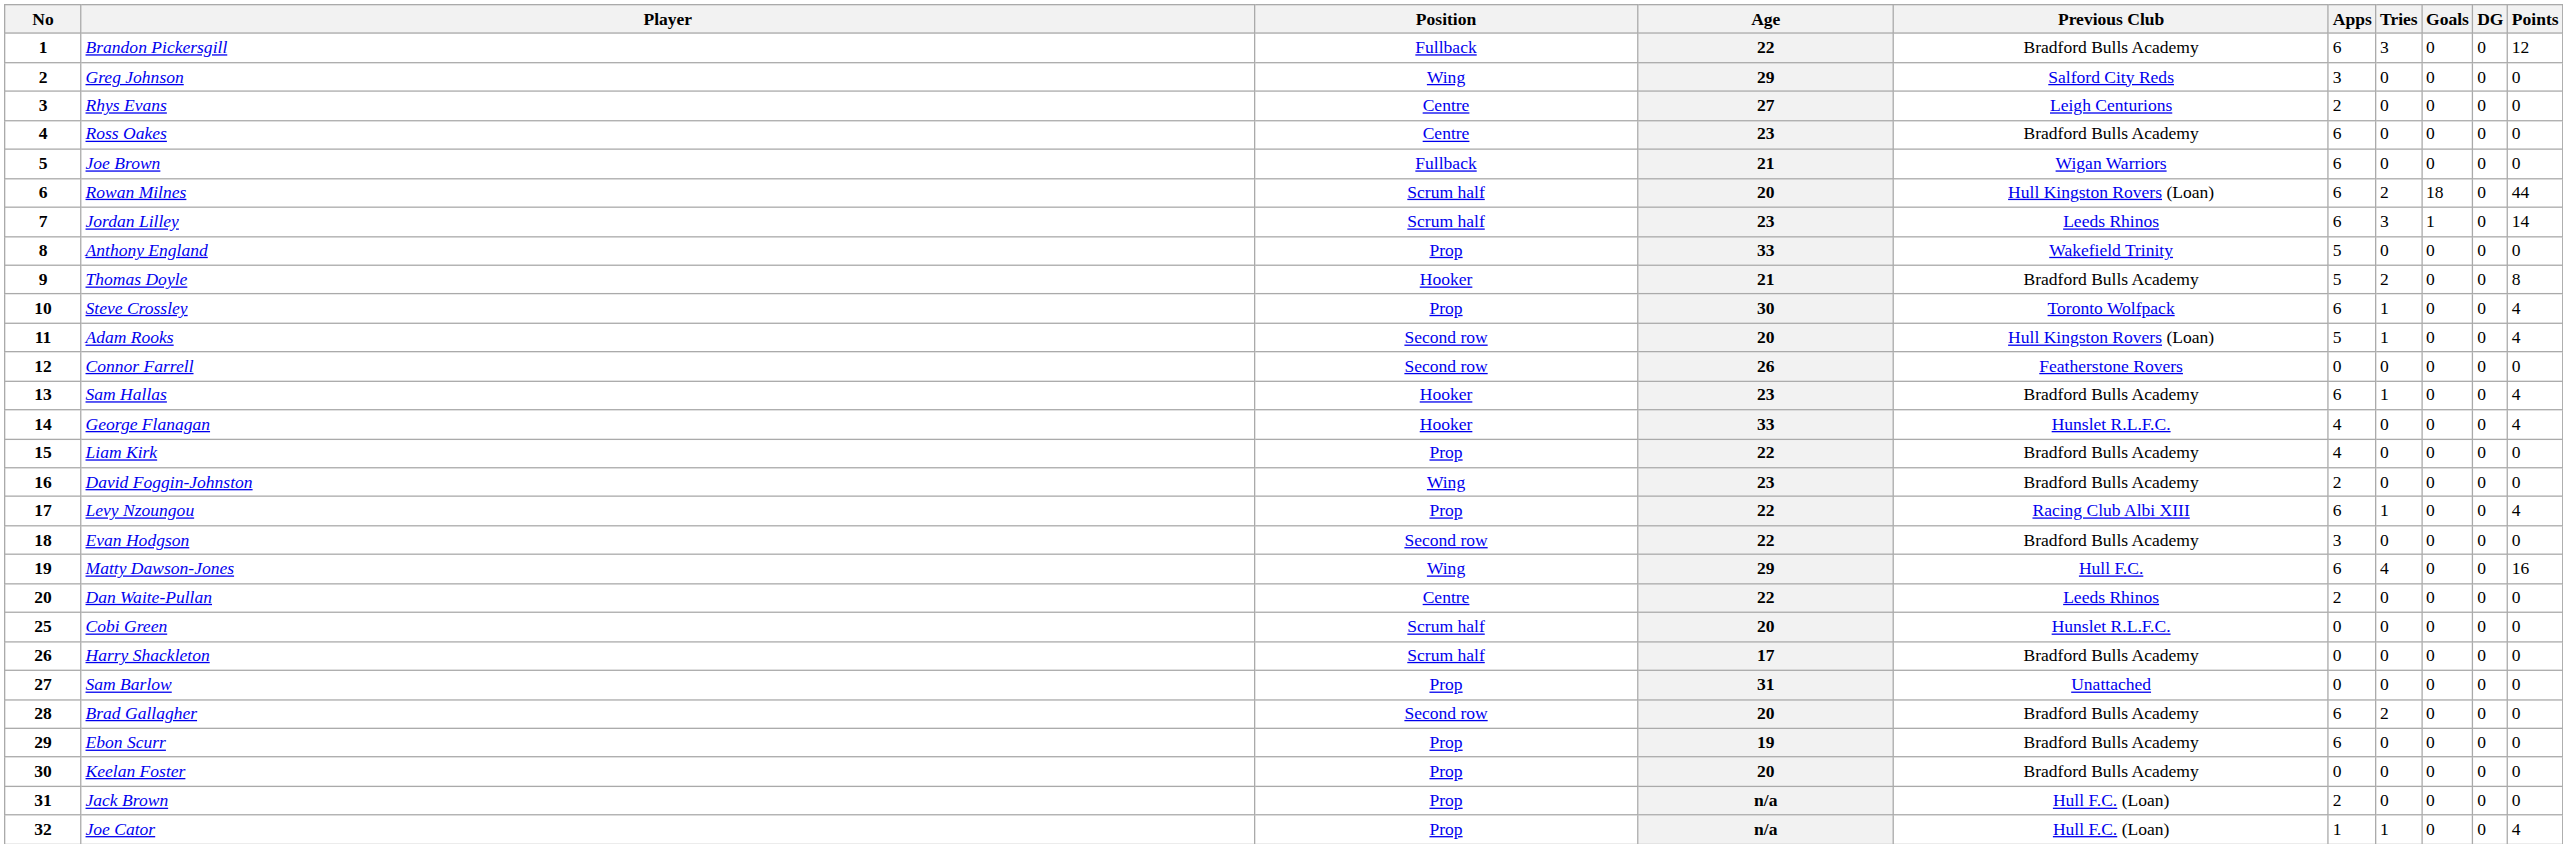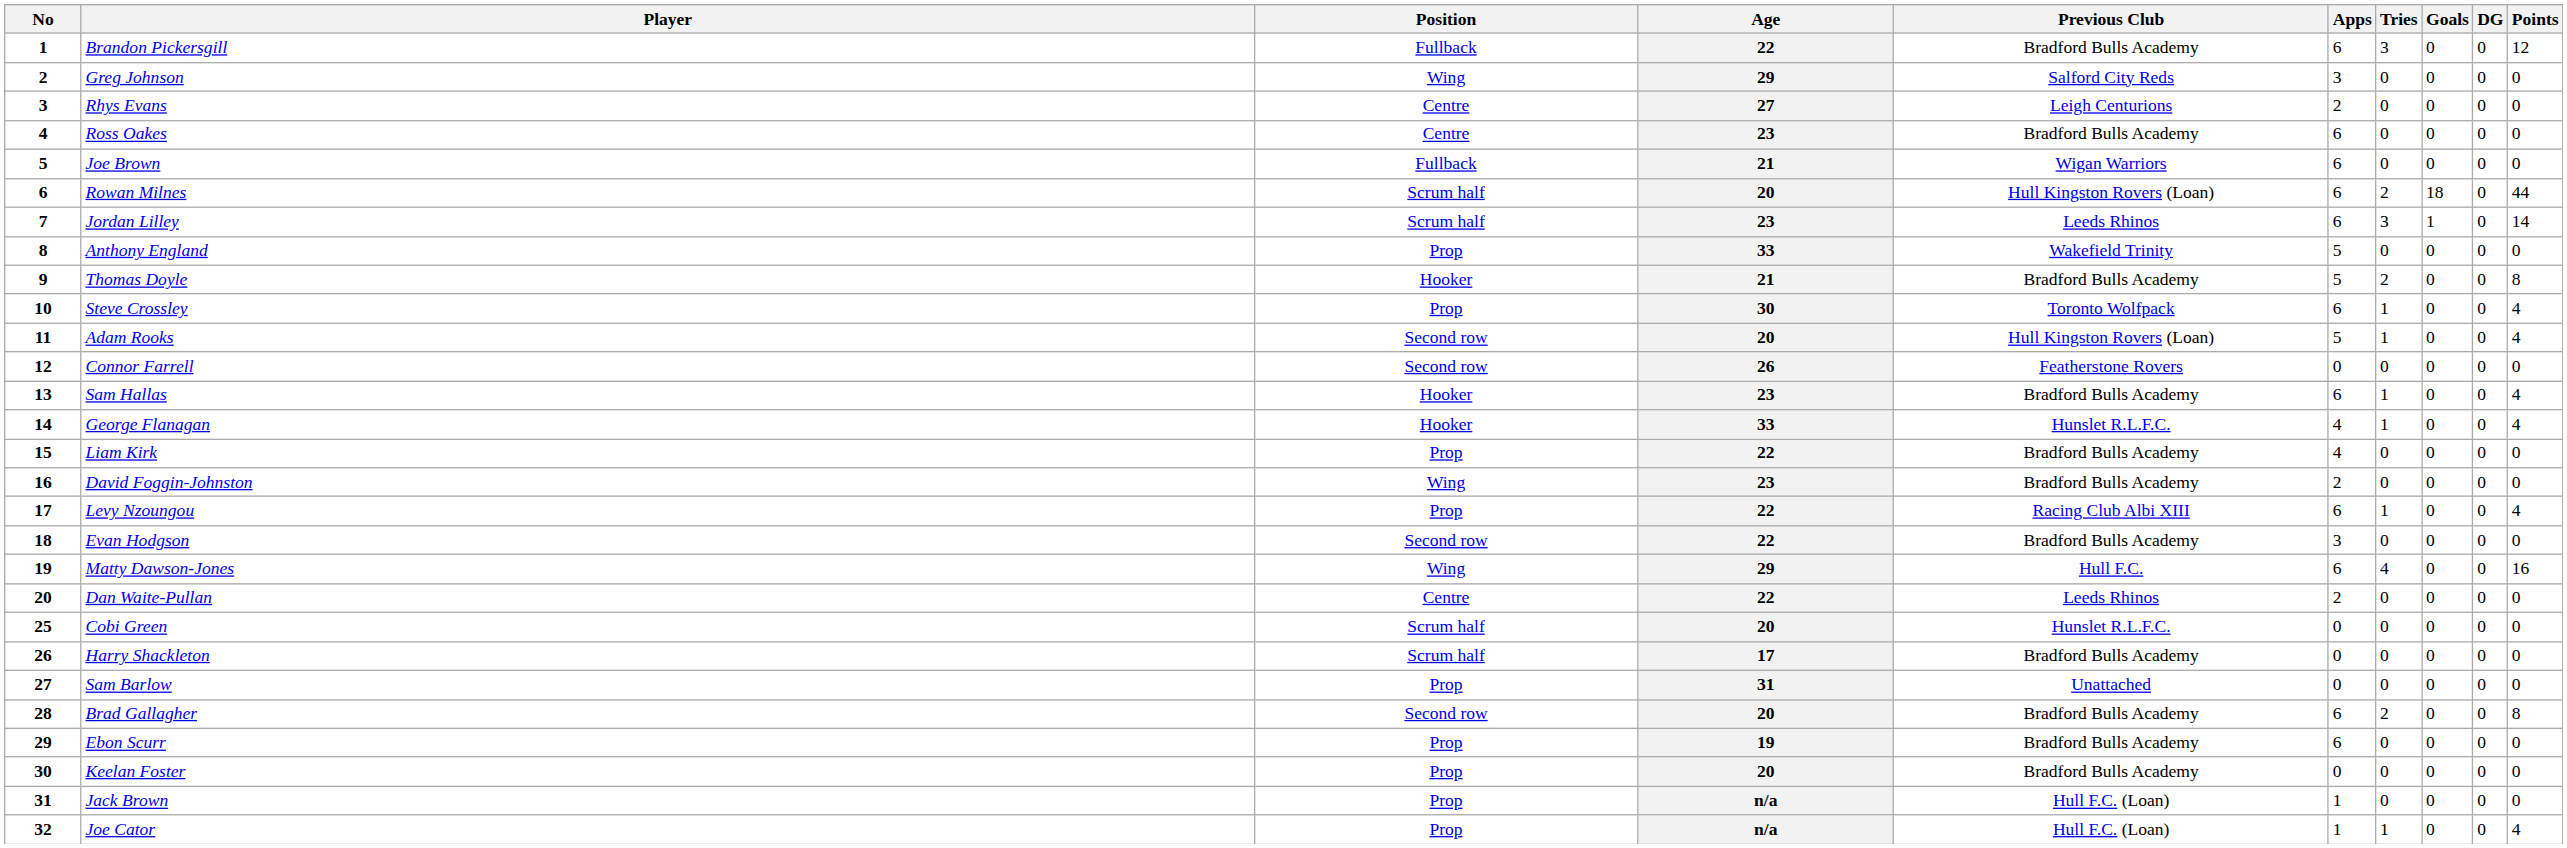(2384, 423) 0 -> (2384, 423) 1
(2516, 713) 0 -> (2516, 713) 8
(2337, 800) 2 -> (2337, 800) 1
